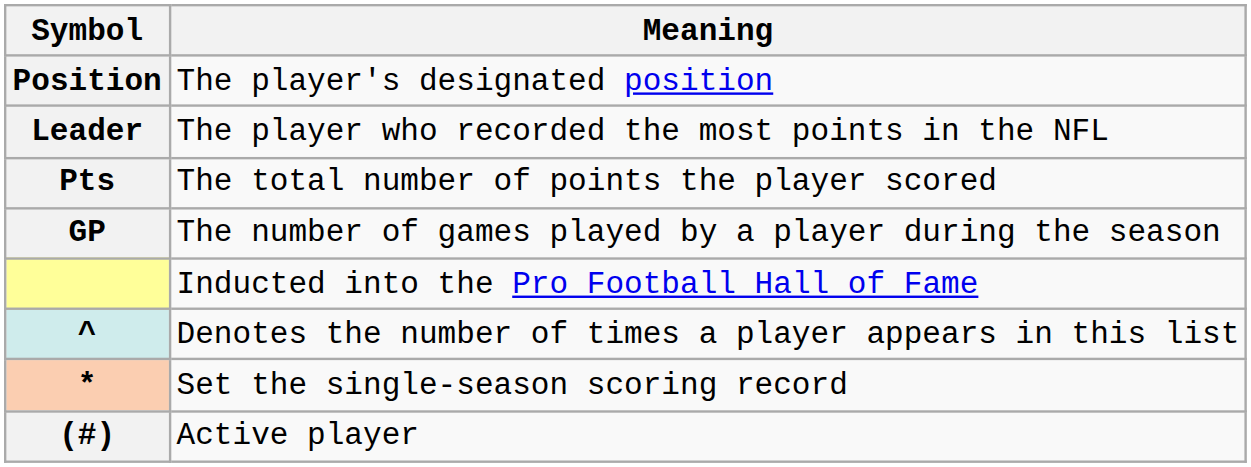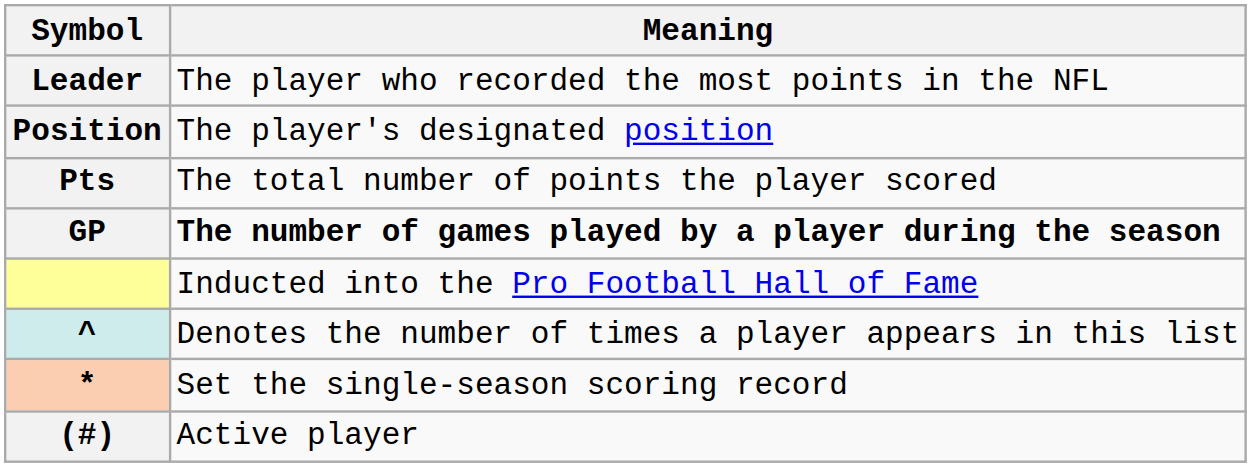rows swapped: (87, 132) <-> (87, 81)
(699, 233) normal -> (699, 233) bold
